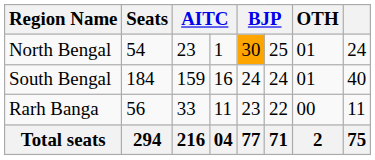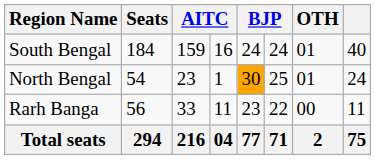rows swapped: (60, 49) <-> (60, 79)
